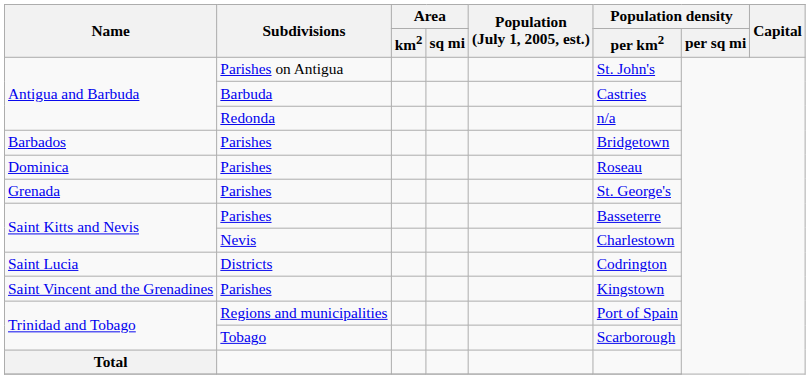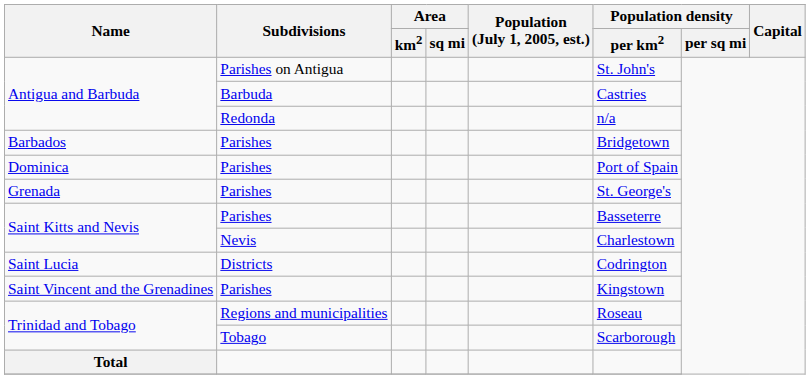(619, 166) Roseau -> (637, 166) Port of Spain
(637, 313) Port of Spain -> (619, 313) Roseau
